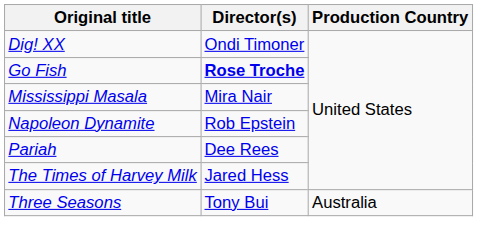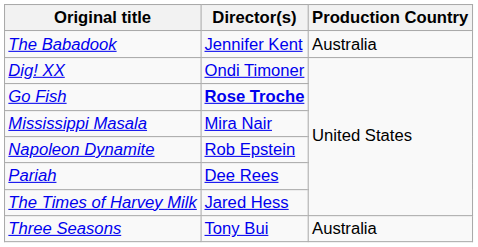+ row: (62, 44)
